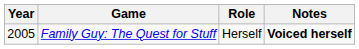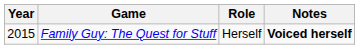(21, 34) 2005 -> (21, 34) 2015
